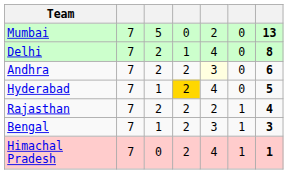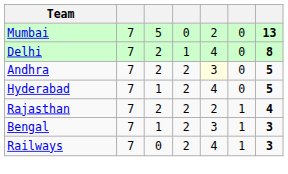(269, 70) 6 -> (269, 70) 5
(186, 89) gold background -> (186, 89) no background
+ row: (35, 146)
- row: (35, 153)
